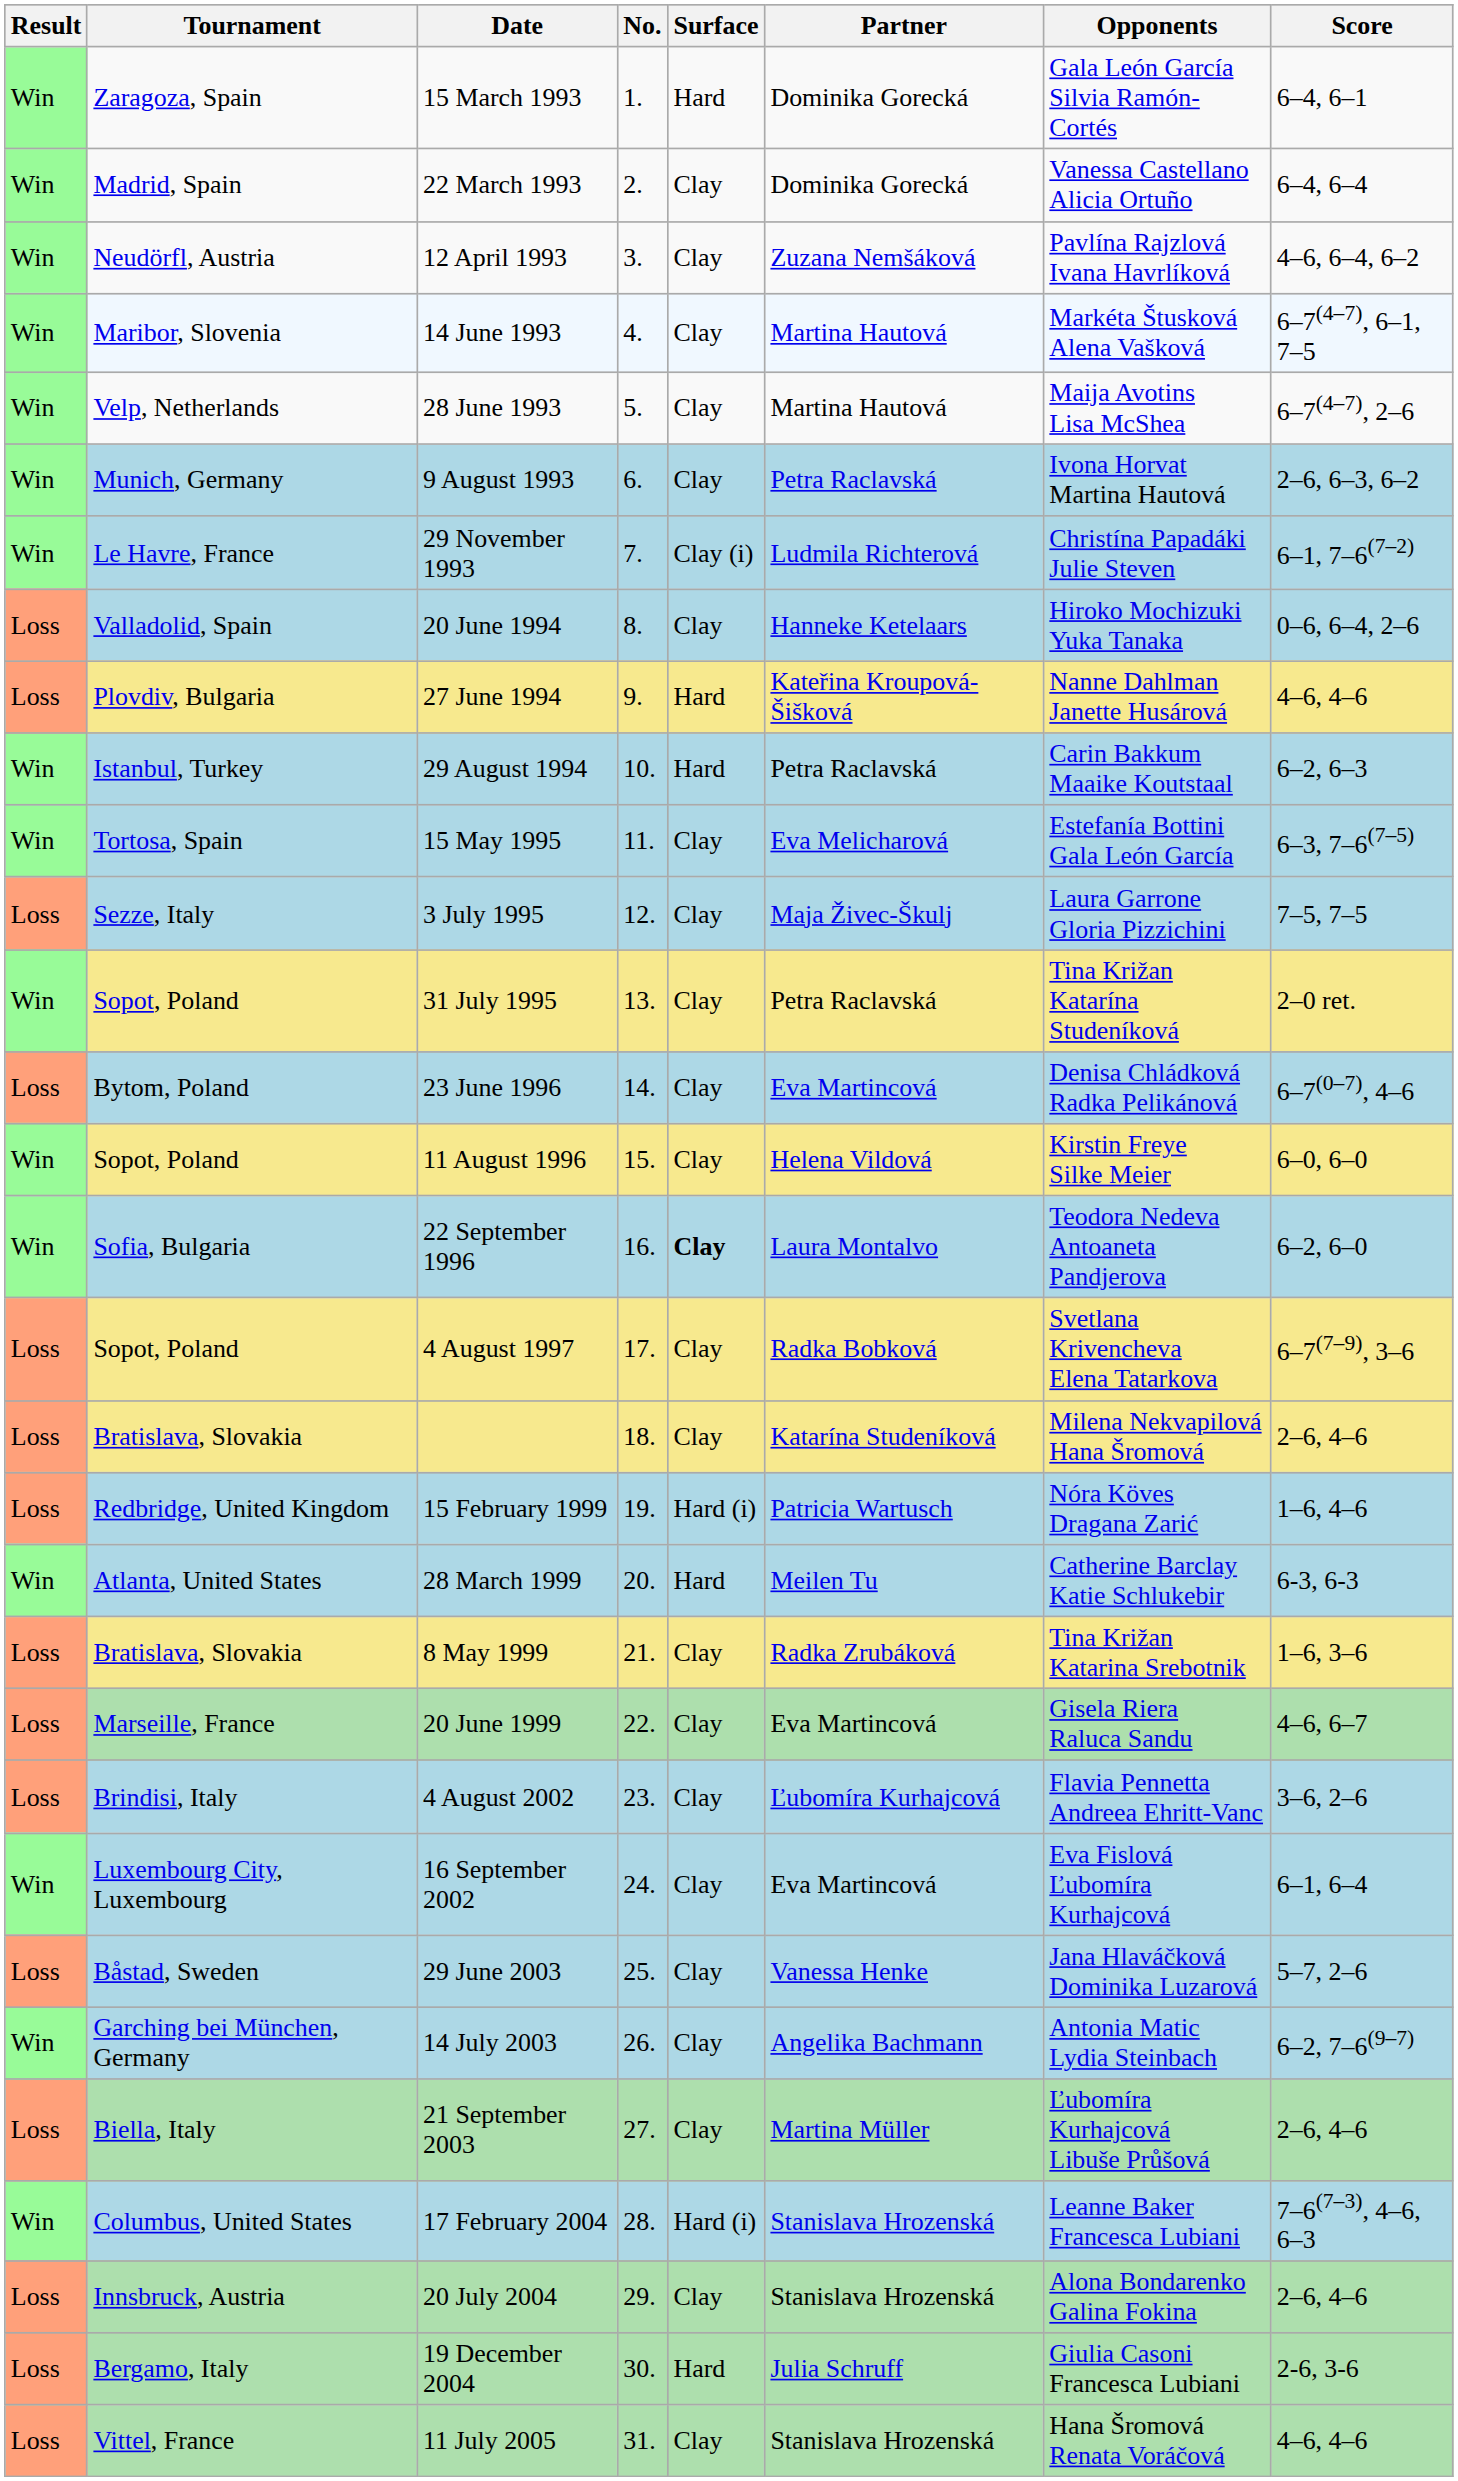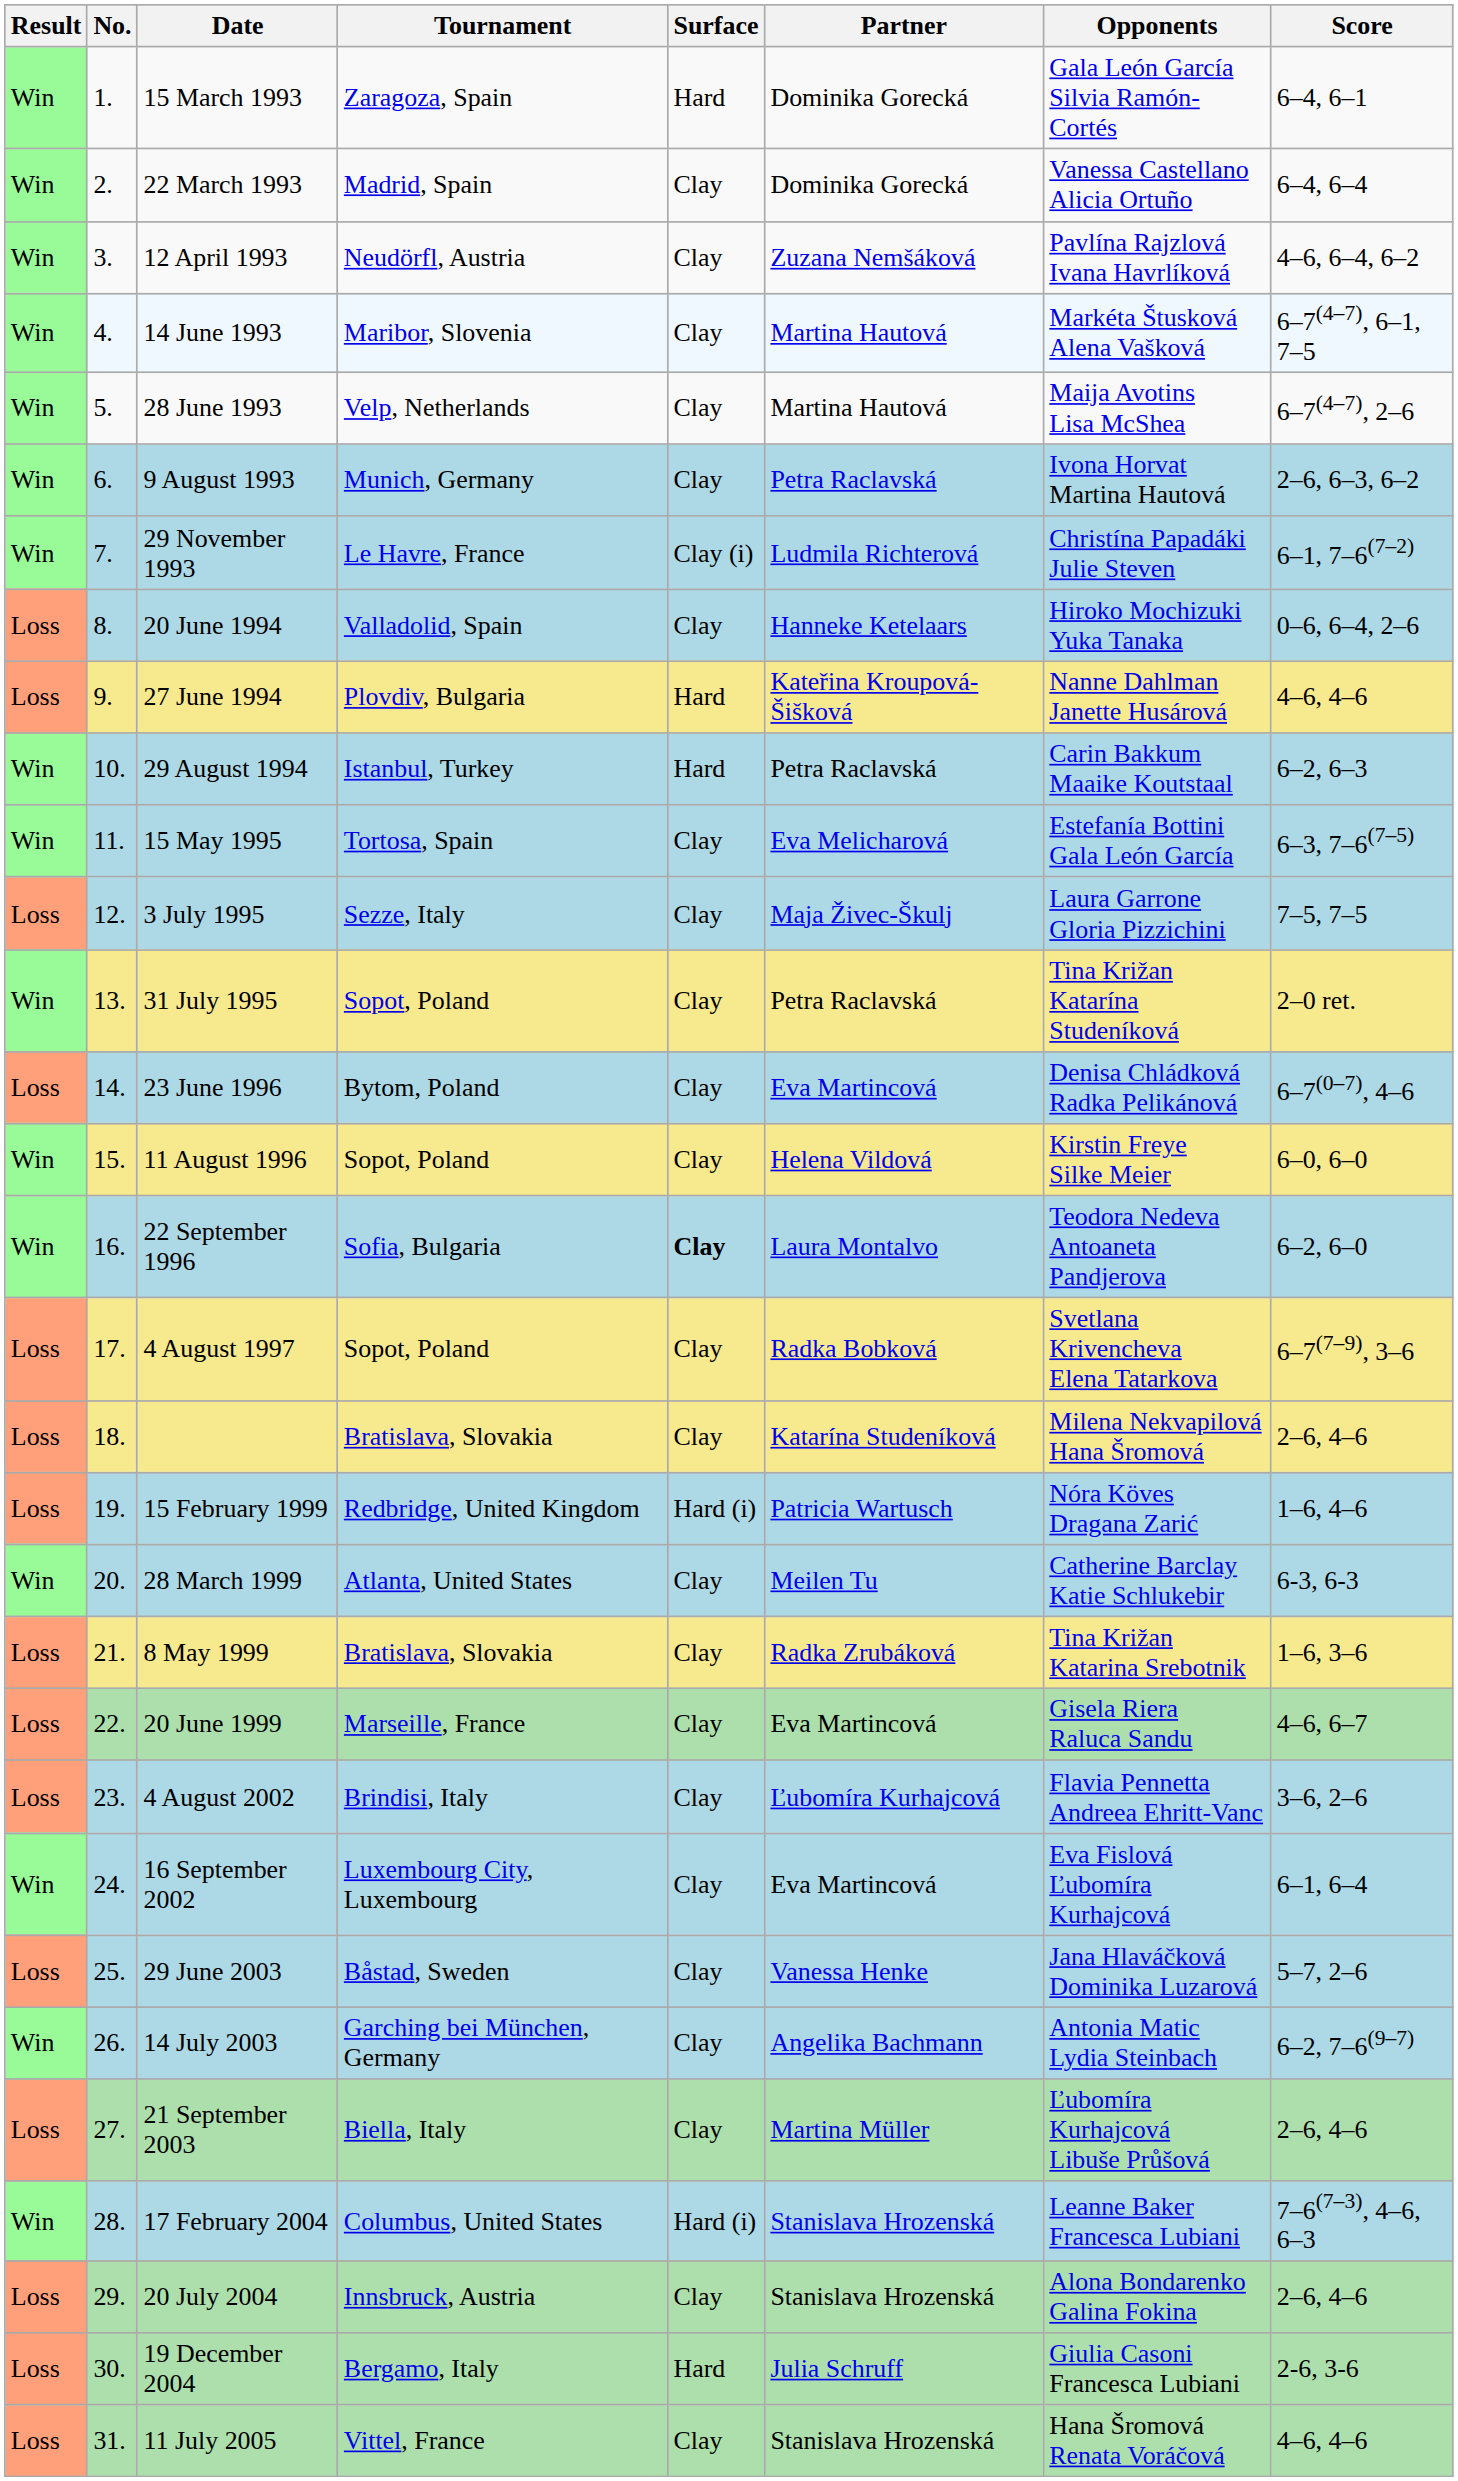columns swapped: (642, 25) <-> (252, 25)
(699, 1579) Hard -> (698, 1579) Clay
